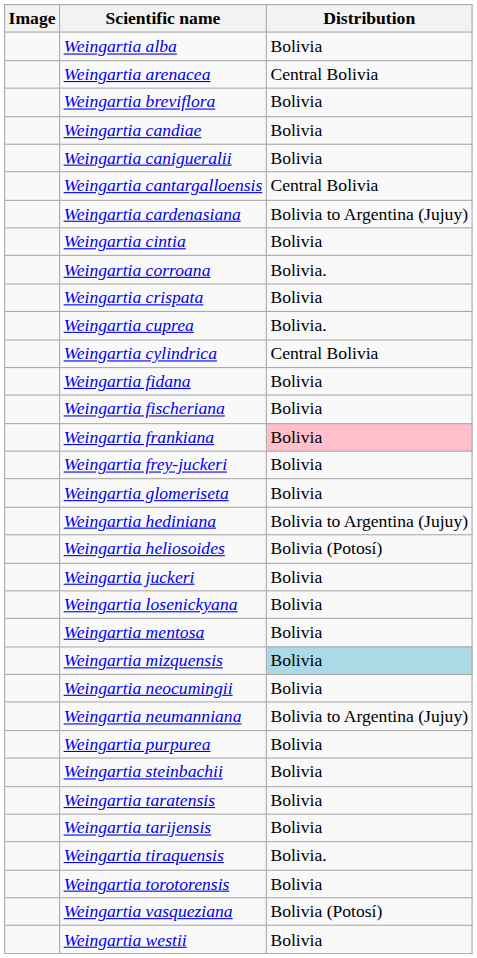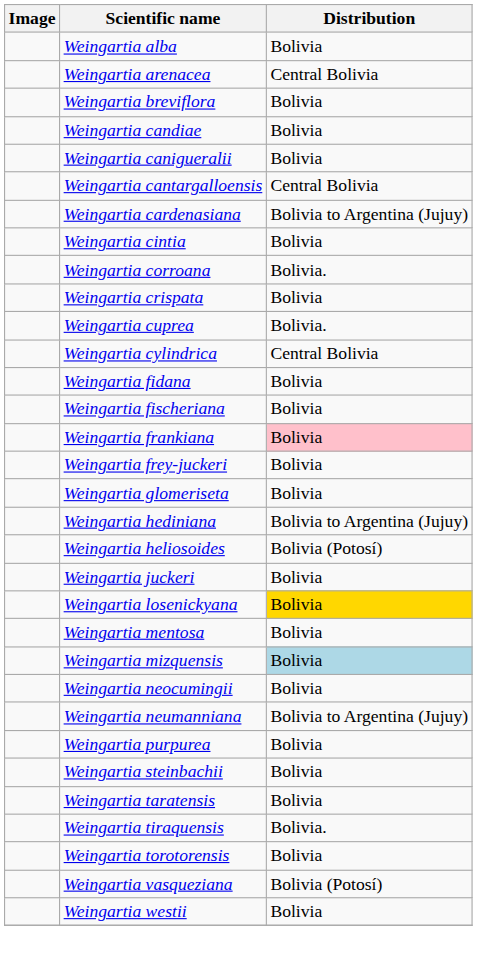(296, 604) no background -> (296, 604) gold background
- row: (137, 827)
